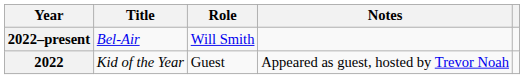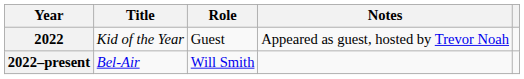rows swapped: (49, 39) <-> (49, 62)
